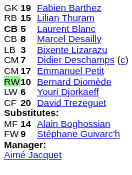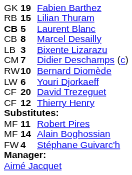- row: (71, 71)
(12, 81) lightgreen background -> (12, 71) no background
+ row: (66, 102)
+ row: (63, 123)
(23, 134) 9 -> (23, 145) 4
